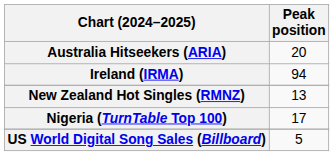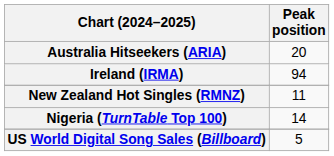(299, 96) 13 -> (299, 96) 11
(299, 118) 17 -> (299, 118) 14
